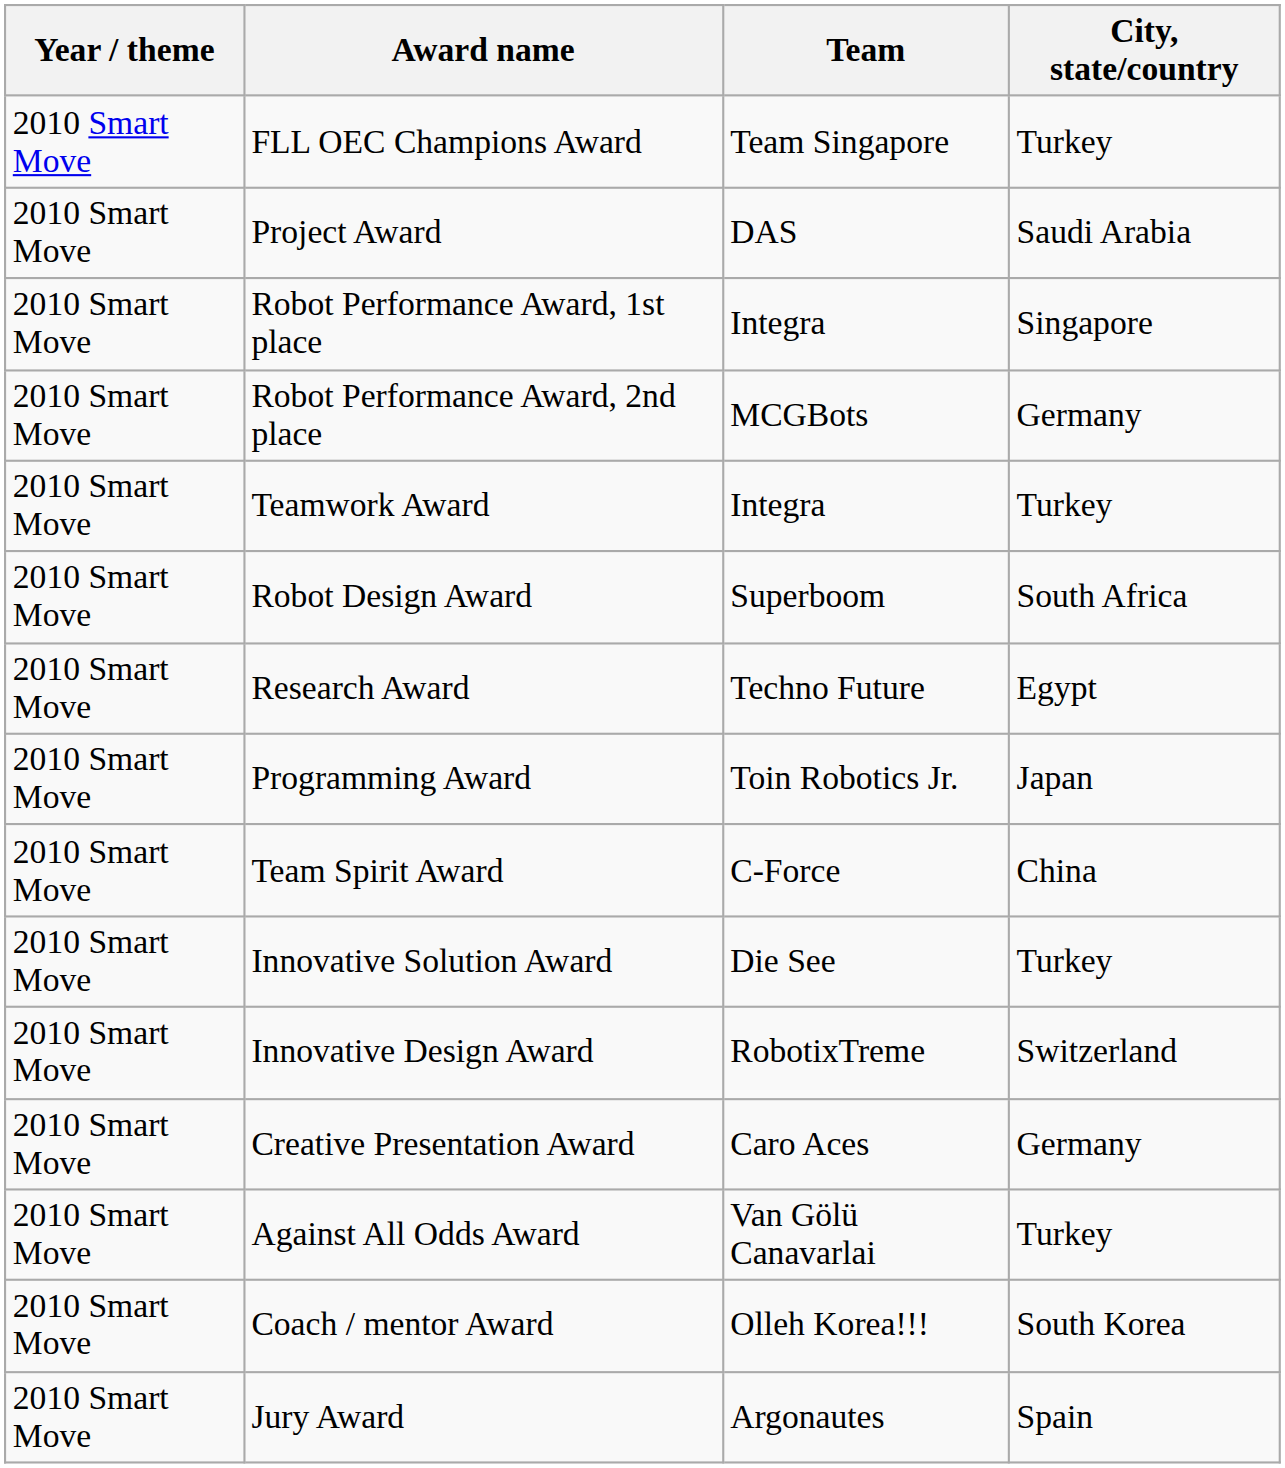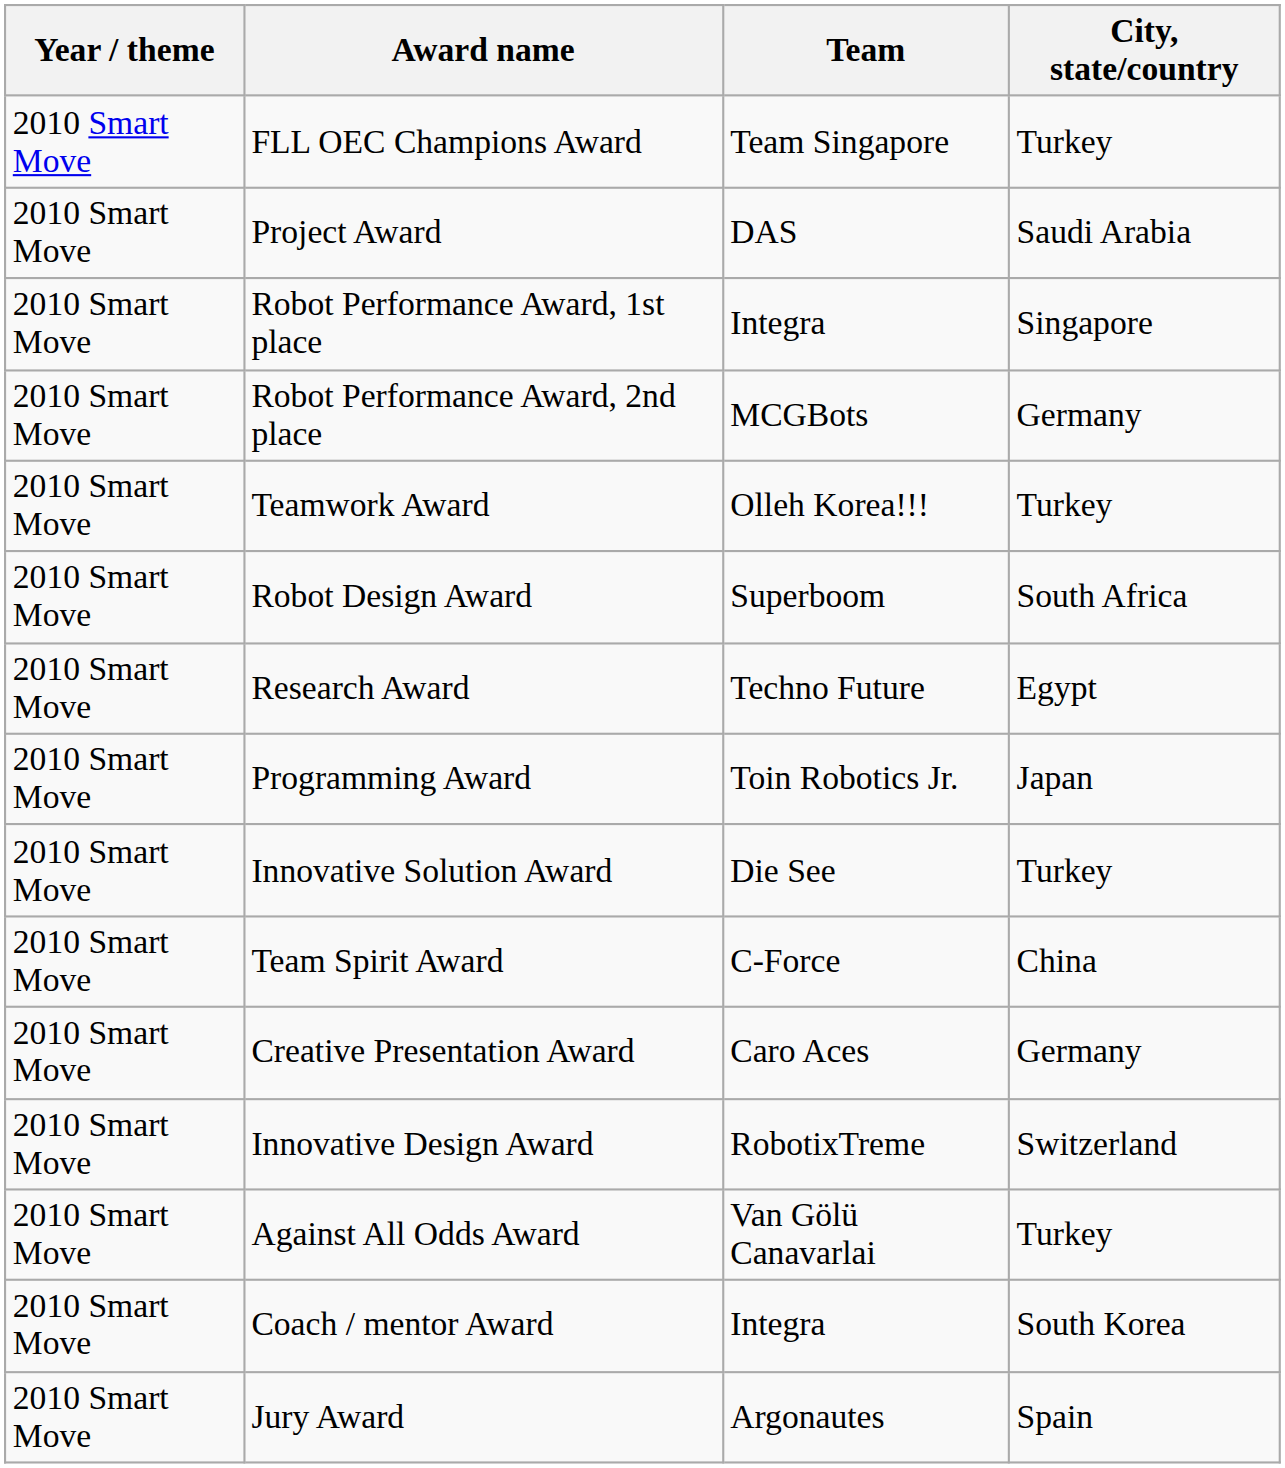(778, 505) Integra -> (830, 505) Olleh Korea!!!
rows swapped: (377, 869) <-> (432, 960)
rows swapped: (422, 1052) <-> (443, 1143)
(830, 1325) Olleh Korea!!! -> (778, 1325) Integra
